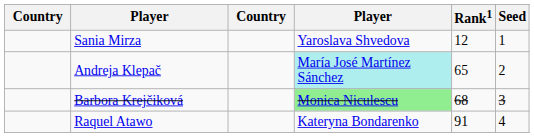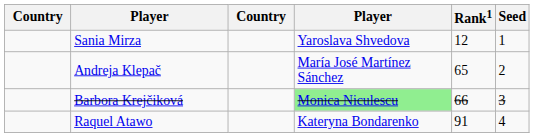(354, 70) paleturquoise background -> (354, 70) no background
(461, 100) 68 -> (461, 100) 66
